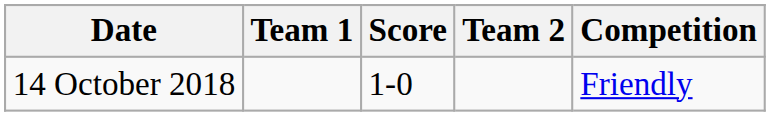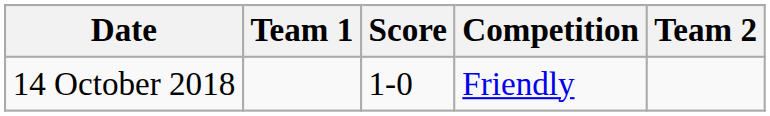columns swapped: (514, 30) <-> (669, 30)
